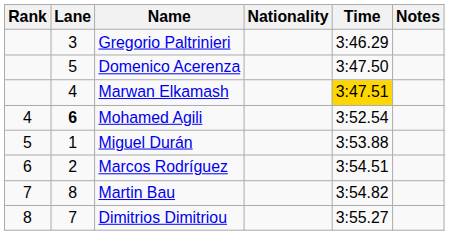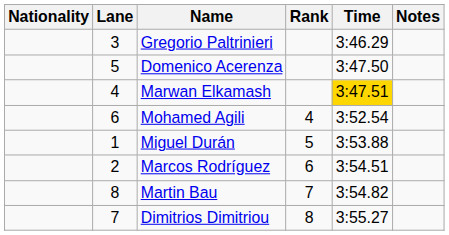columns swapped: (28, 17) <-> (288, 17)
(73, 117) bold -> (115, 117) normal
